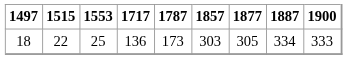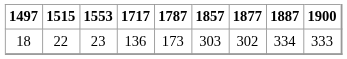(98, 41) 25 -> (98, 41) 23
(247, 41) 305 -> (247, 41) 302
